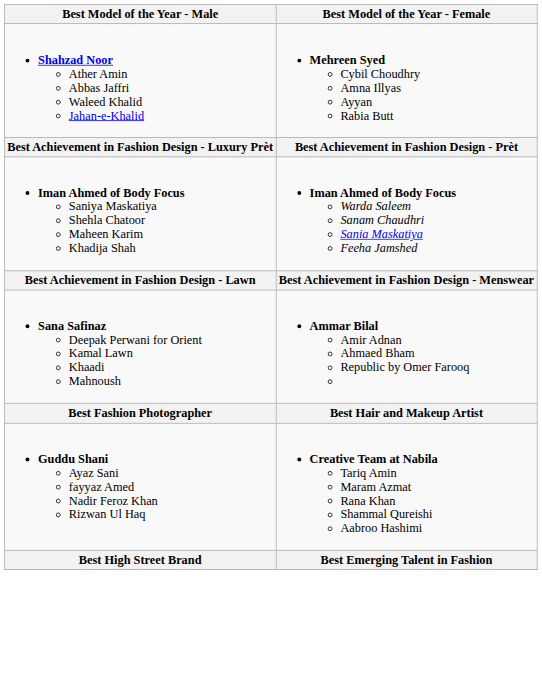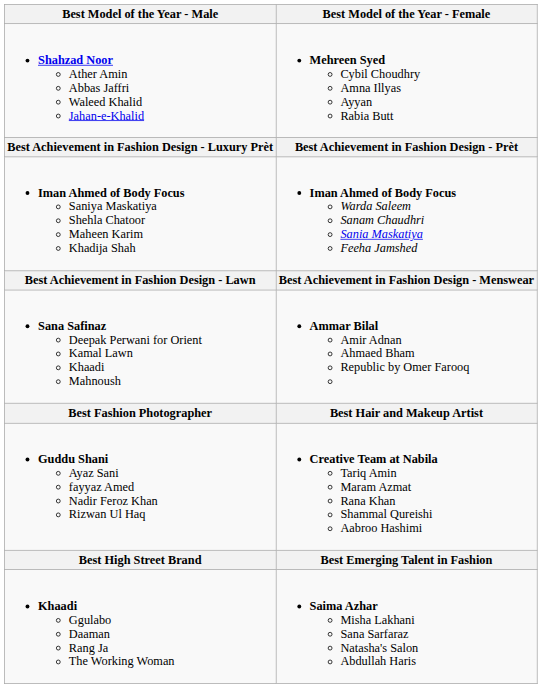+ row: (140, 634)
